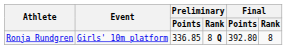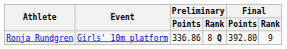(186, 37) 336.85 -> (186, 37) 336.86
(270, 37) 8 -> (270, 37) 9
